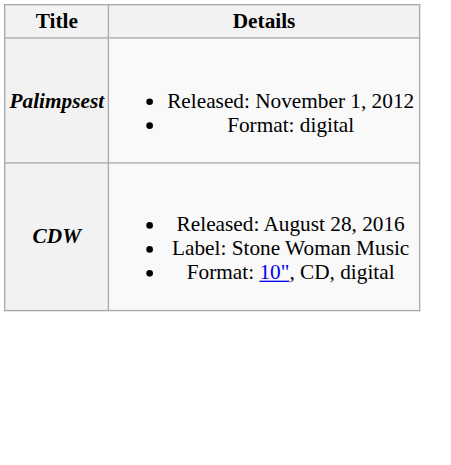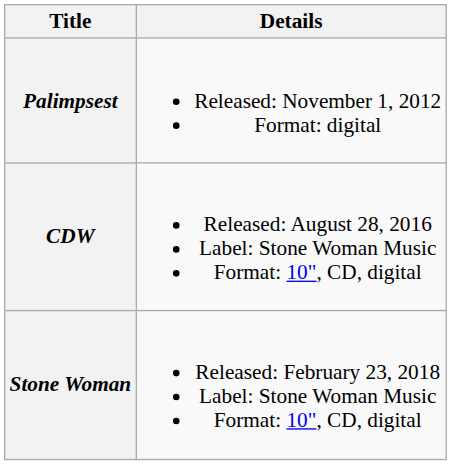+ row: (70, 384)
